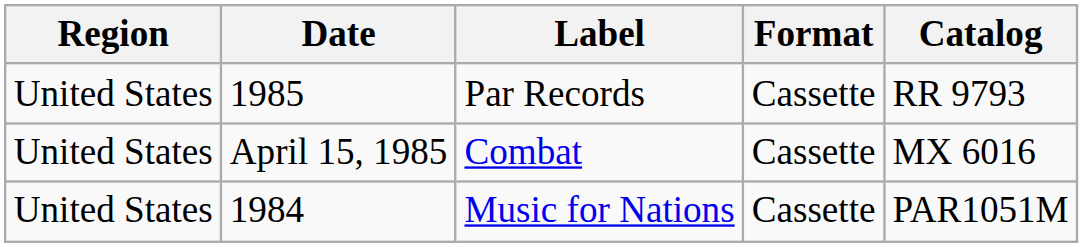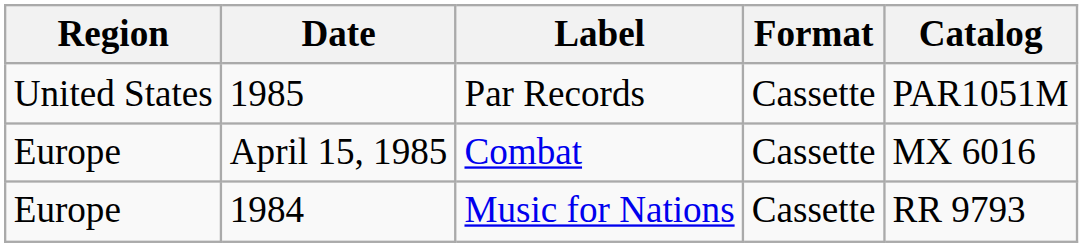(959, 92) RR 9793 -> (981, 92) PAR1051M
(113, 151) United States -> (67, 151) Europe
(113, 210) United States -> (67, 210) Europe
(981, 210) PAR1051M -> (959, 210) RR 9793
